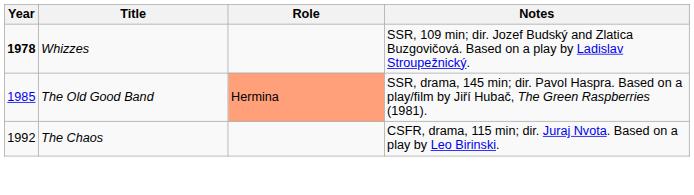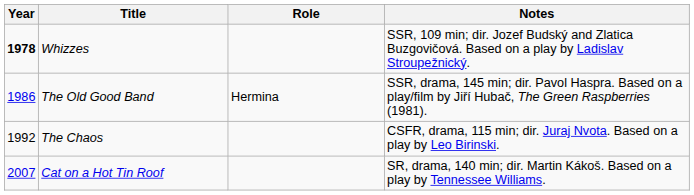(21, 97) 1985 -> (21, 97) 1986
(255, 97) lightsalmon background -> (255, 97) no background
+ row: (102, 172)
